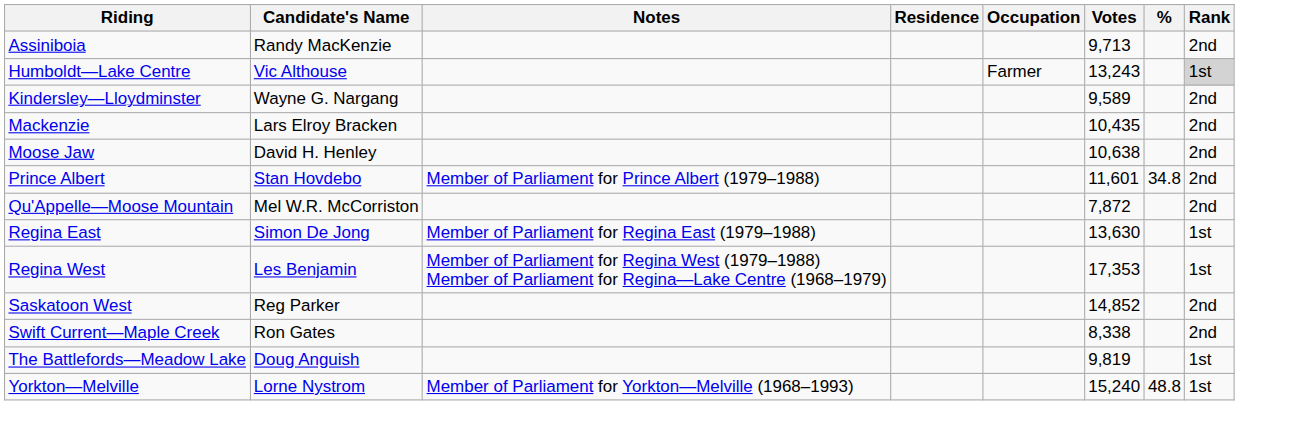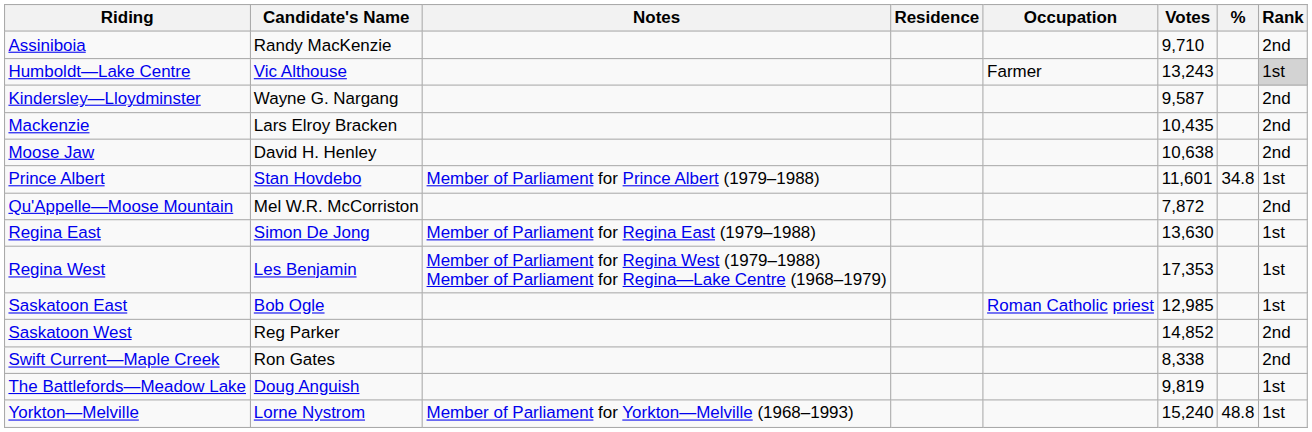(1109, 44) 9,713 -> (1183, 44) 9,710
(1109, 98) 9,589 -> (1183, 98) 9,587
(1203, 179) 2nd -> (1274, 179) 1st
+ row: (68, 306)
